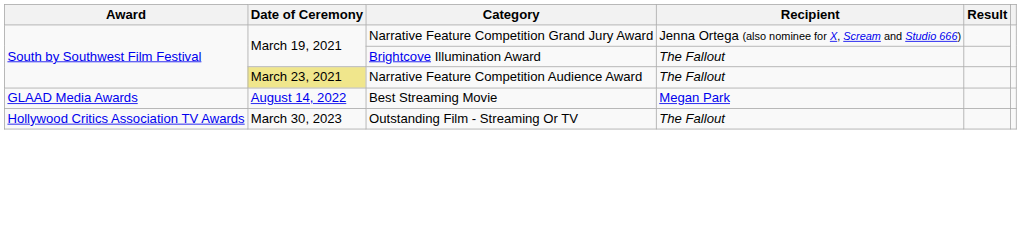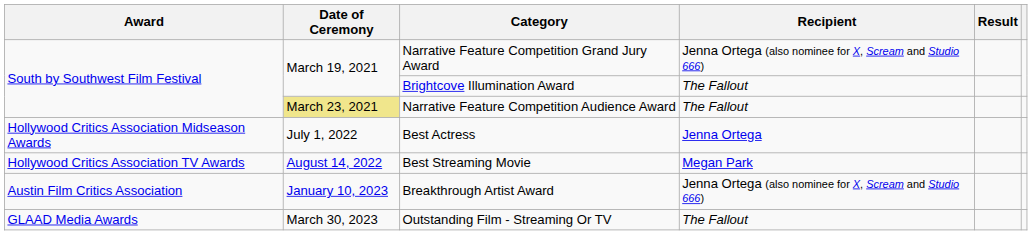+ row: (439, 135)
(73, 98) GLAAD Media Awards -> (126, 163) Hollywood Critics Association TV Awards
+ row: (478, 191)
(126, 118) Hollywood Critics Association TV Awards -> (73, 219) GLAAD Media Awards
